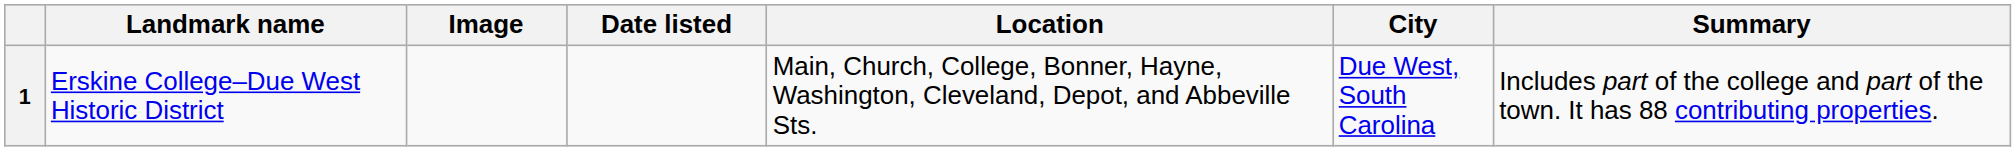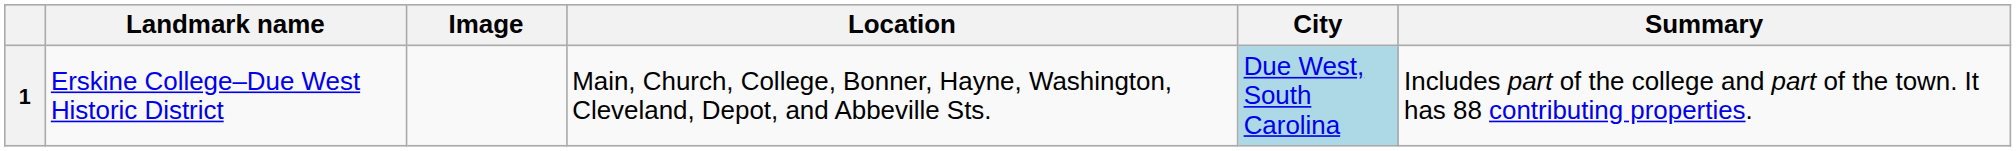- column: (666, 25)
(1399, 95) no background -> (1304, 95) lightblue background
